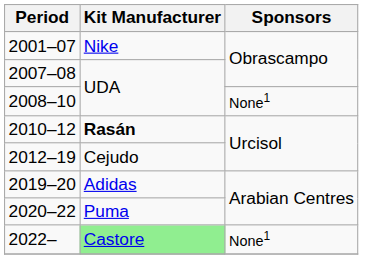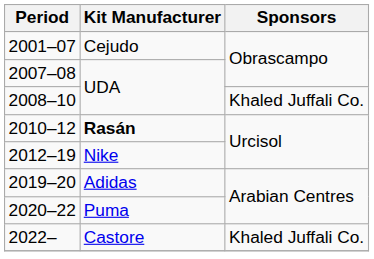(101, 45) Nike -> (111, 45) Cejudo
(250, 101) None1 -> (297, 100) Khaled Juffali Co.
(111, 156) Cejudo -> (101, 155) Nike
(114, 239) lightgreen background -> (114, 237) no background
(250, 239) None1 -> (297, 237) Khaled Juffali Co.
